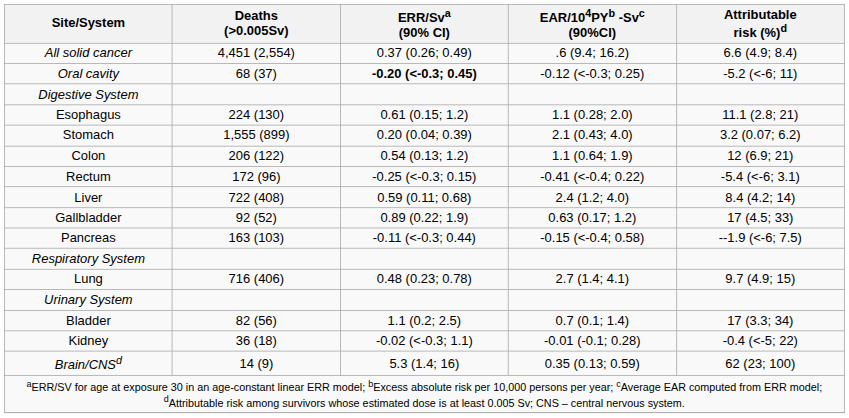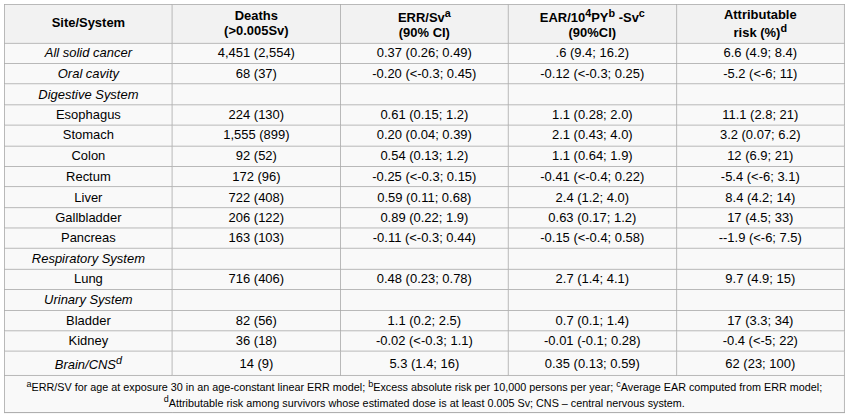(424, 73) bold -> (424, 73) normal
(256, 156) 206 (122) -> (256, 156) 92 (52)
(256, 217) 92 (52) -> (256, 217) 206 (122)
